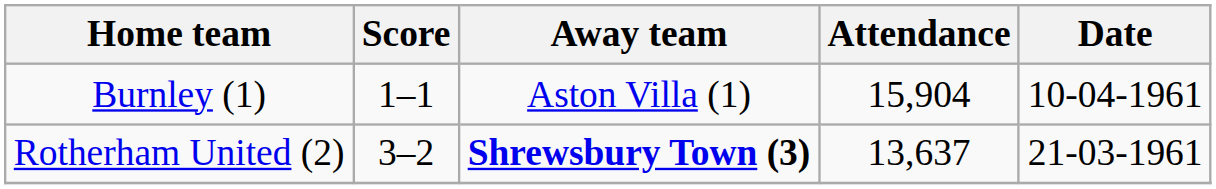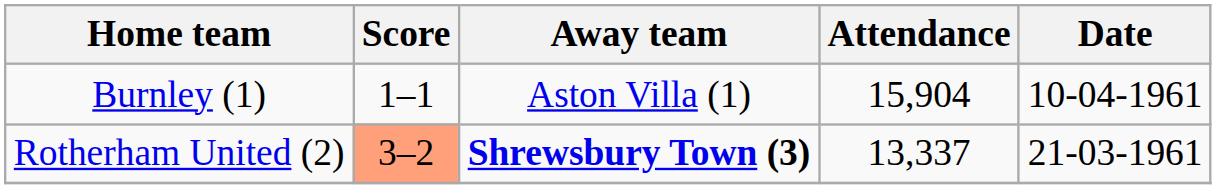(406, 152) no background -> (406, 152) lightsalmon background
(919, 152) 13,637 -> (919, 152) 13,337
